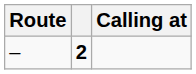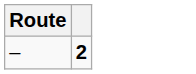- column: (142, 20)
